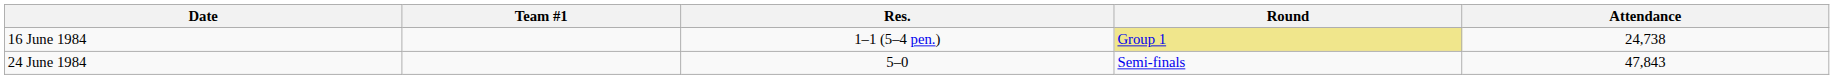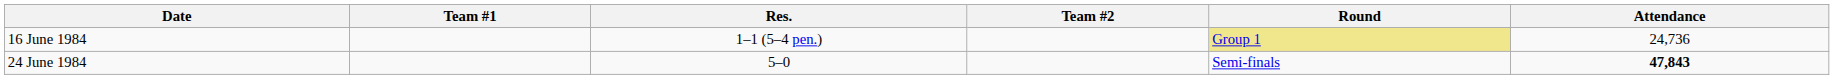+ column: (1088, 16)
(1645, 39) 24,738 -> (1670, 39) 24,736
(1645, 62) normal -> (1670, 62) bold
